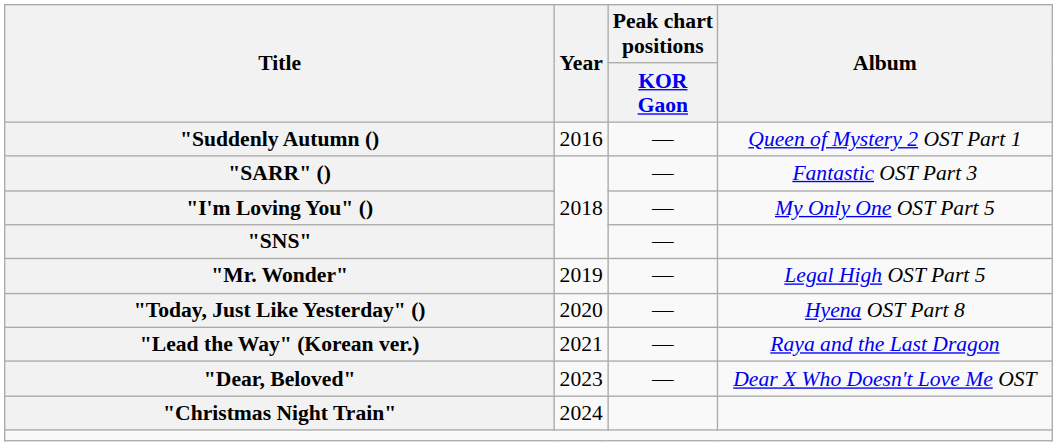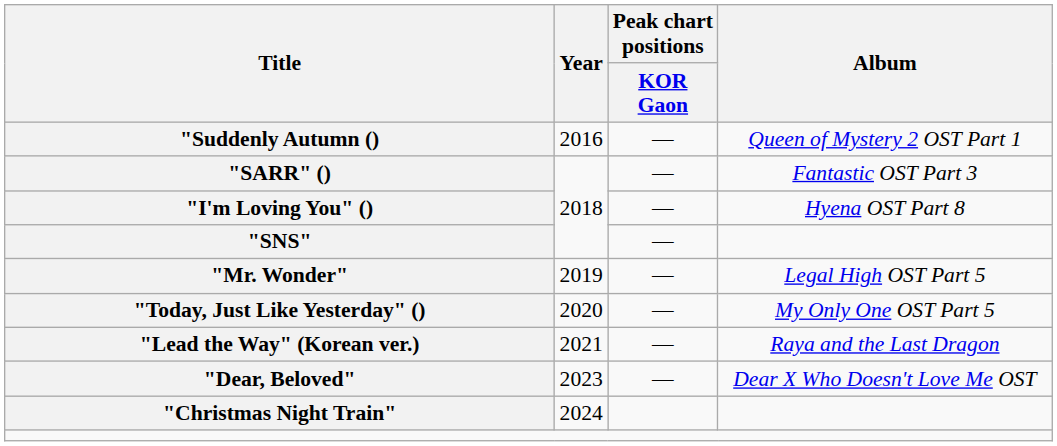(885, 207) My Only One OST Part 5 -> (885, 207) Hyena OST Part 8
(885, 310) Hyena OST Part 8 -> (885, 310) My Only One OST Part 5
